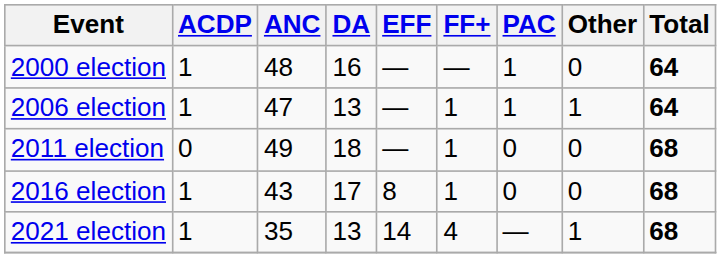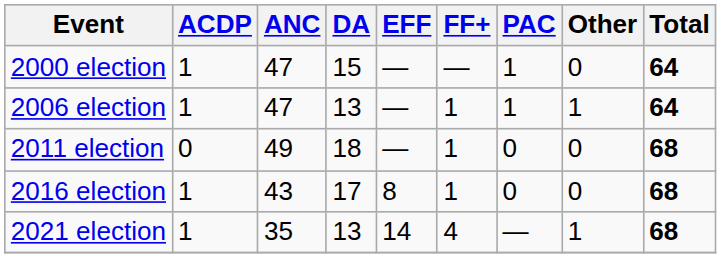(278, 66) 48 -> (278, 66) 47
(347, 66) 16 -> (347, 66) 15
